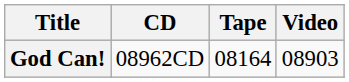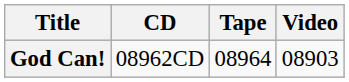(243, 58) 08164 -> (243, 58) 08964
